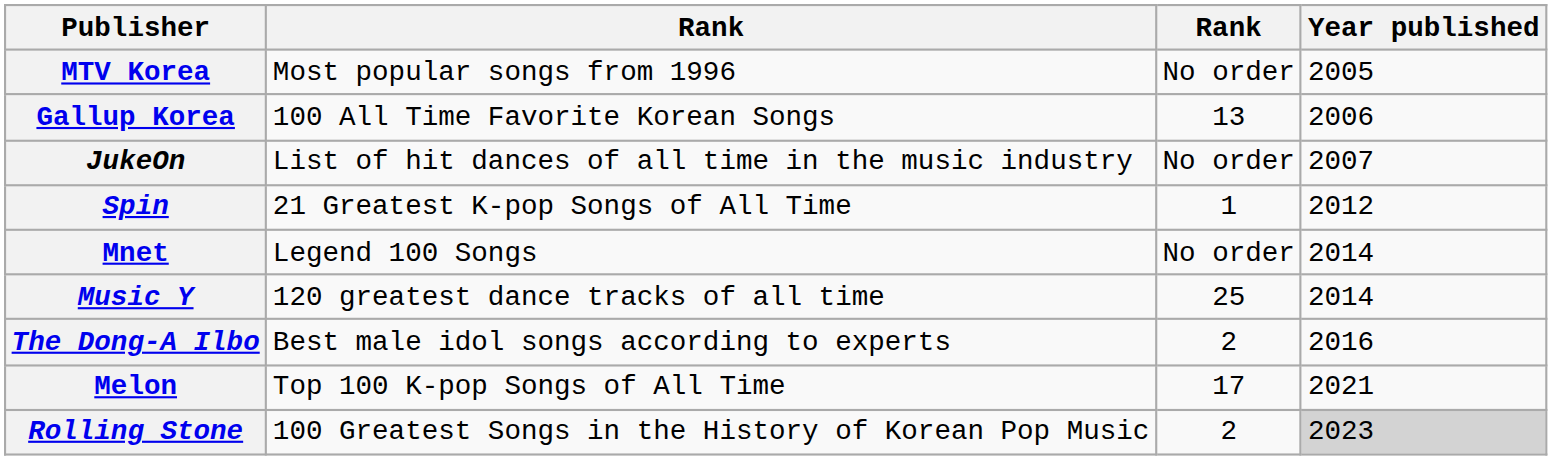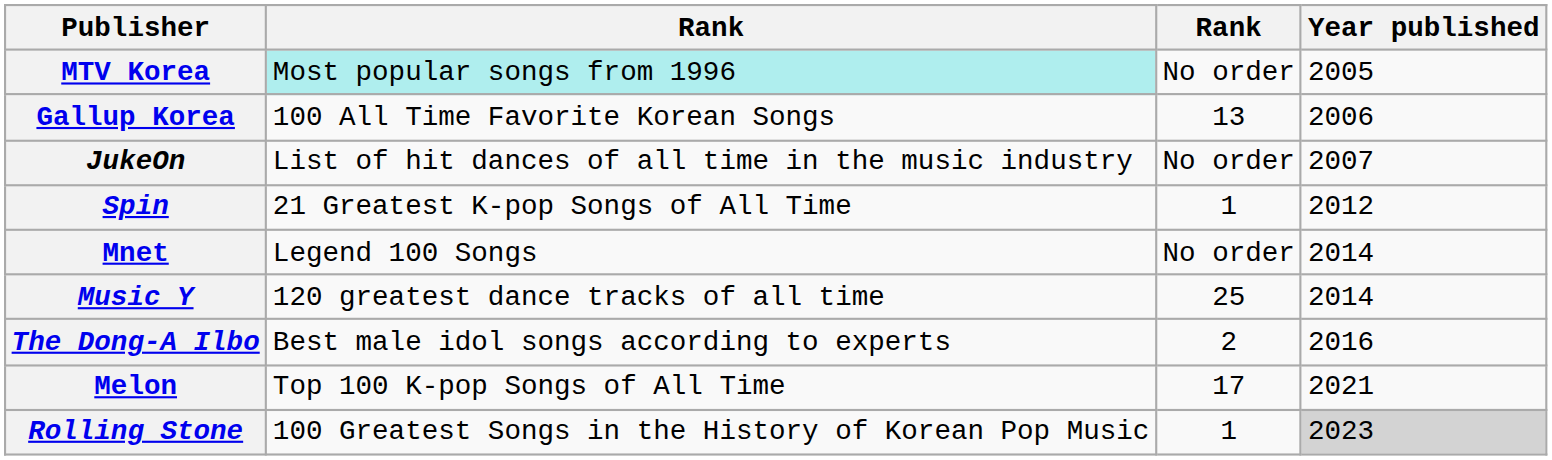(504, 72) no background -> (504, 72) paleturquoise background
(1229, 432) 2 -> (1229, 432) 1
